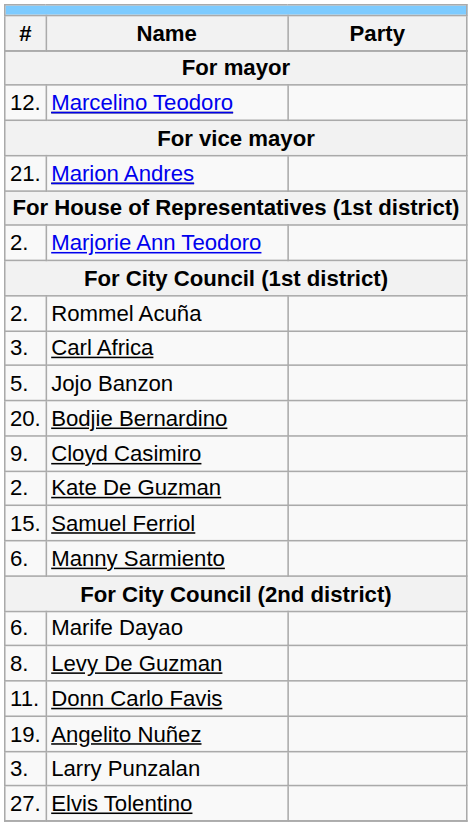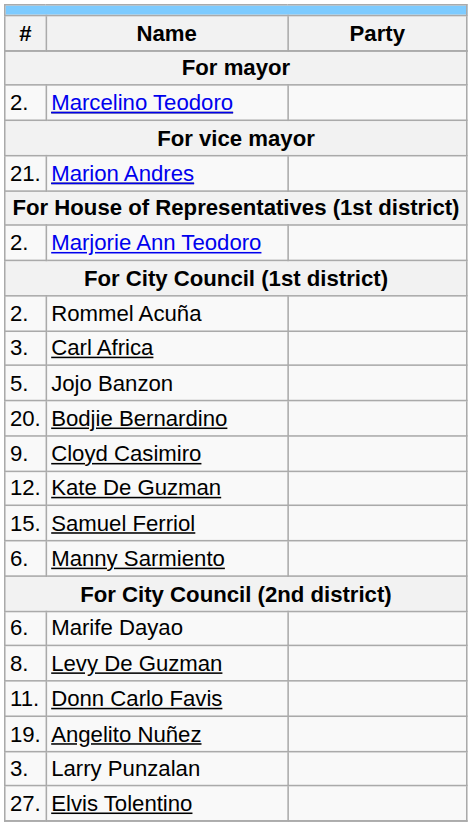(25, 103) 12. -> (19, 103) 2.
(19, 489) 2. -> (25, 489) 12.
